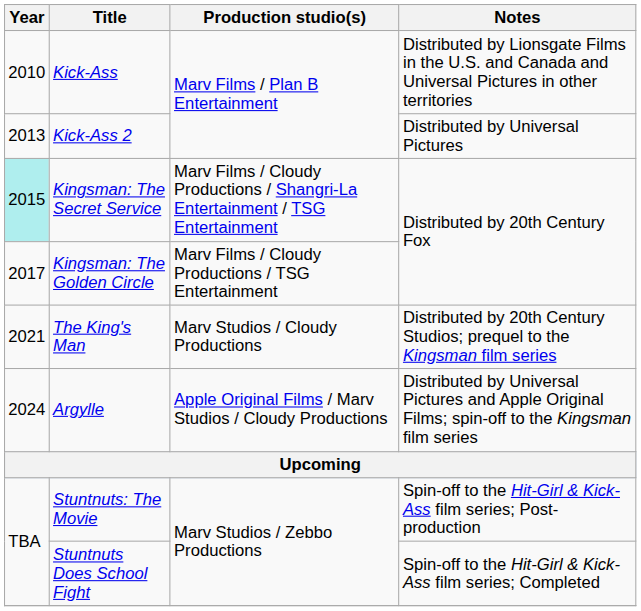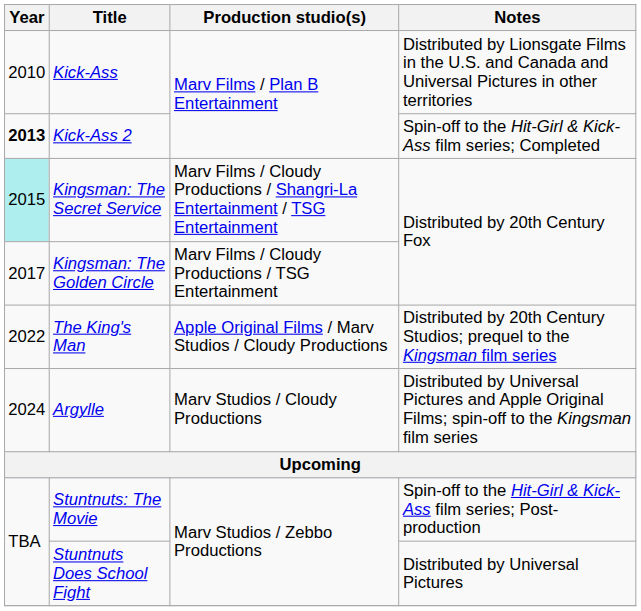(27, 135) normal -> (27, 135) bold
(491, 135) Distributed by Universal Pictures -> (511, 135) Spin-off to the Hit-Girl & Kick-Ass film series; Completed
(27, 336) 2021 -> (27, 336) 2022
(255, 336) Marv Studios / Cloudy Productions -> (281, 336) Apple Original Films / Marv Studios / Cloudy Productions
(281, 410) Apple Original Films / Marv Studios / Cloudy Productions -> (255, 410) Marv Studios / Cloudy Productions
(511, 573) Spin-off to the Hit-Girl & Kick-Ass film series; Completed -> (491, 573) Distributed by Universal Pictures
